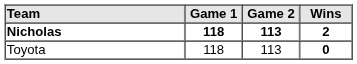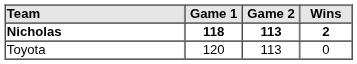(214, 50) 118 -> (214, 50) 120
(326, 50) bold -> (326, 50) normal
